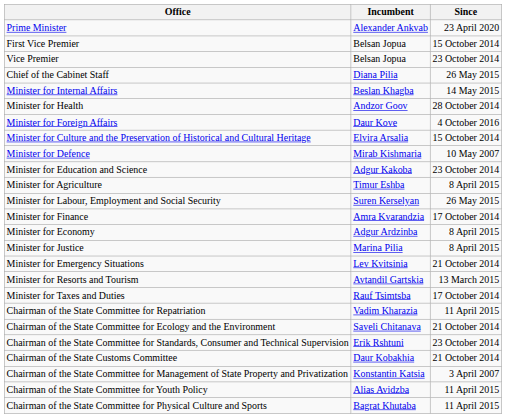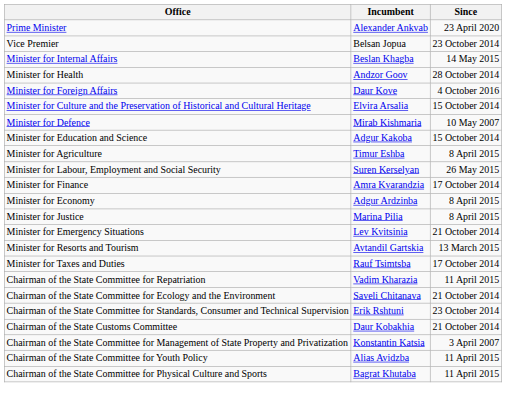- row: (43, 43)
- row: (58, 75)
(466, 169) 23 October 2014 -> (466, 138) 15 October 2014
